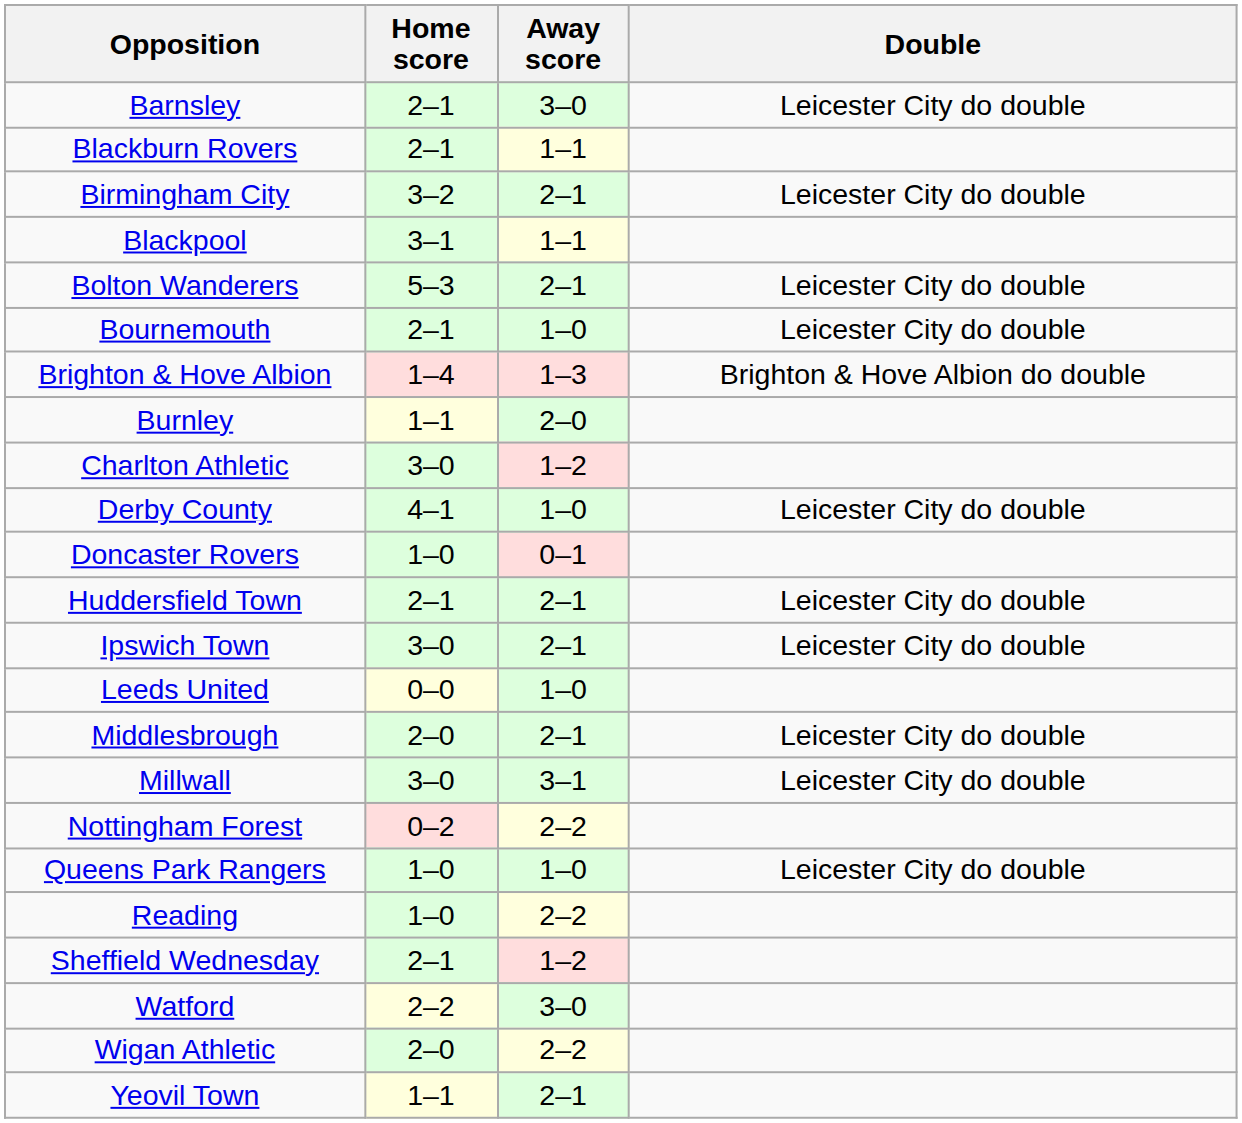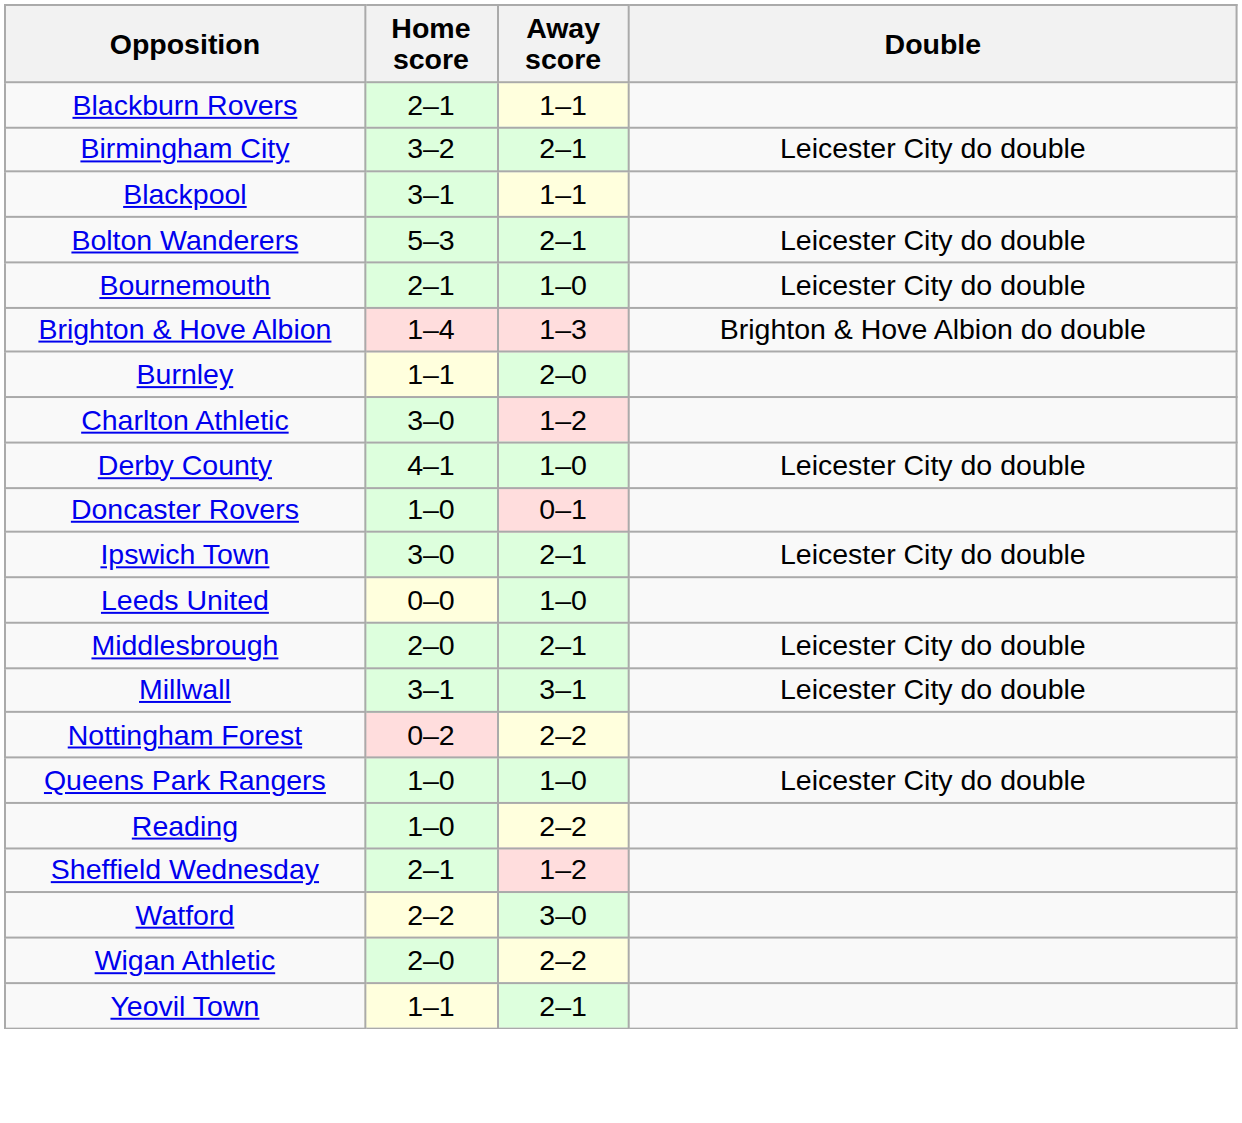- row: (185, 105)
- row: (185, 600)
(431, 780) 3–0 -> (431, 690) 3–1
